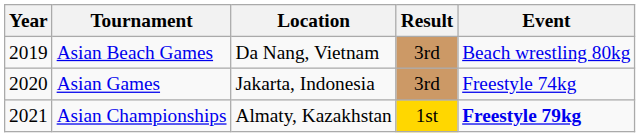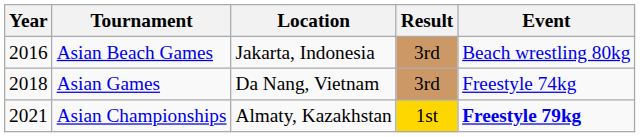(28, 52) 2019 -> (28, 52) 2016
(307, 52) Da Nang, Vietnam -> (305, 52) Jakarta, Indonesia
(28, 84) 2020 -> (28, 84) 2018
(305, 84) Jakarta, Indonesia -> (307, 84) Da Nang, Vietnam
